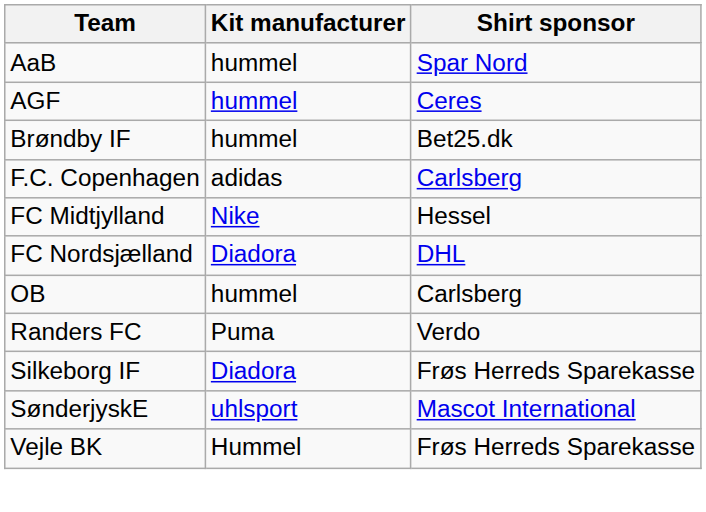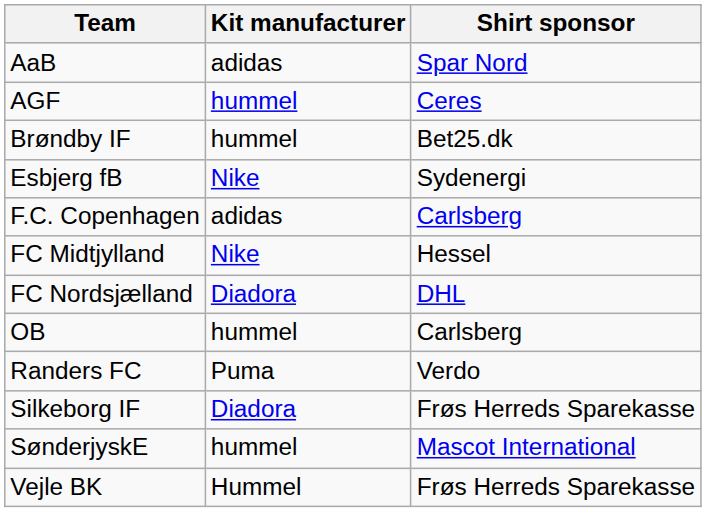(254, 62) hummel -> (247, 62) adidas
+ row: (66, 178)
(254, 409) uhlsport -> (254, 448) hummel
